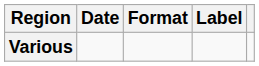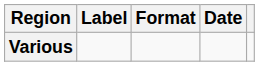columns swapped: (100, 18) <-> (219, 18)
